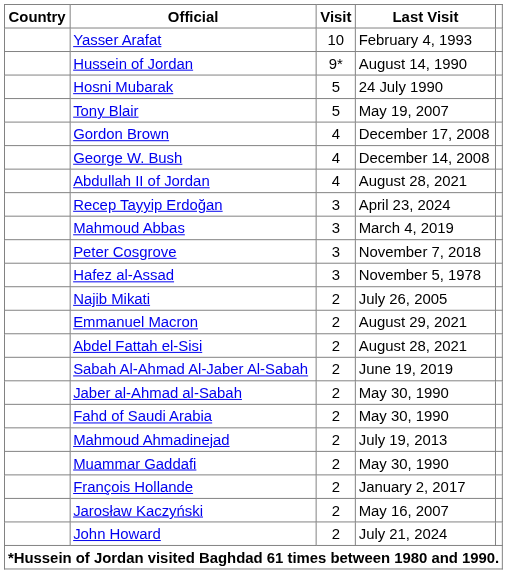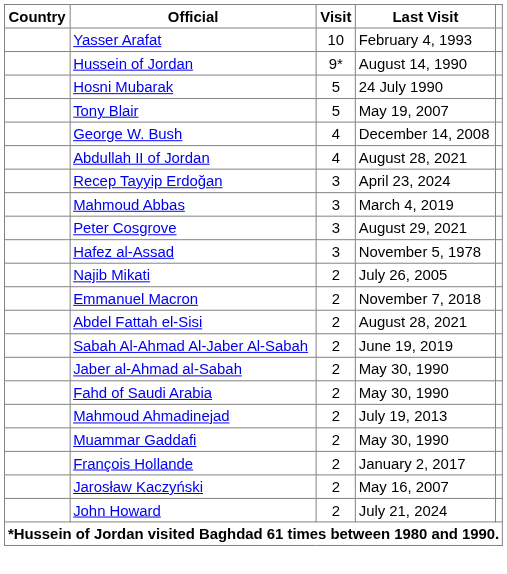- row: (121, 134)
(420, 251) November 7, 2018 -> (413, 228) August 29, 2021
(413, 322) August 29, 2021 -> (420, 298) November 7, 2018
